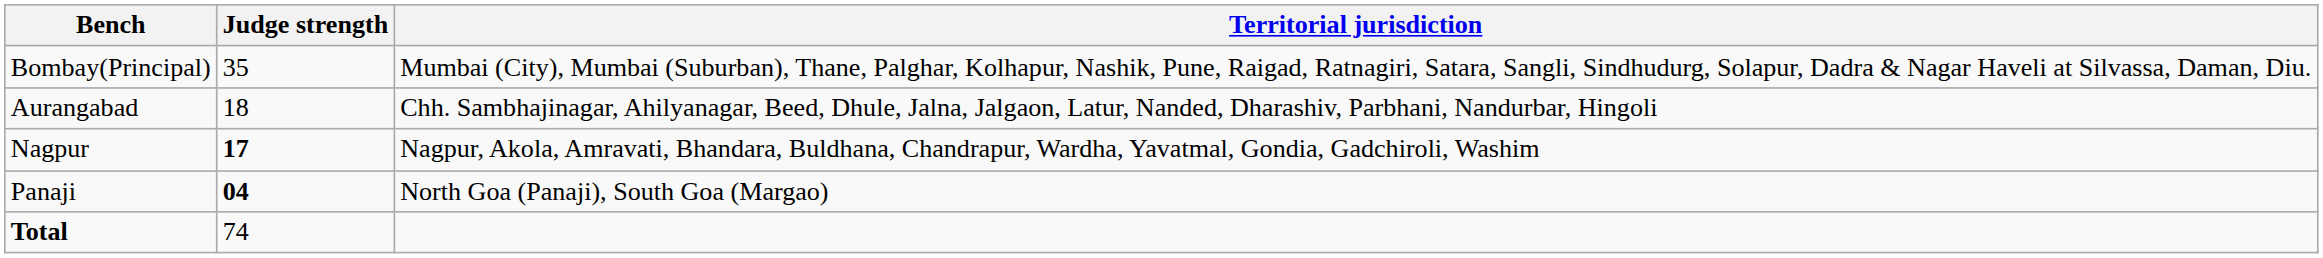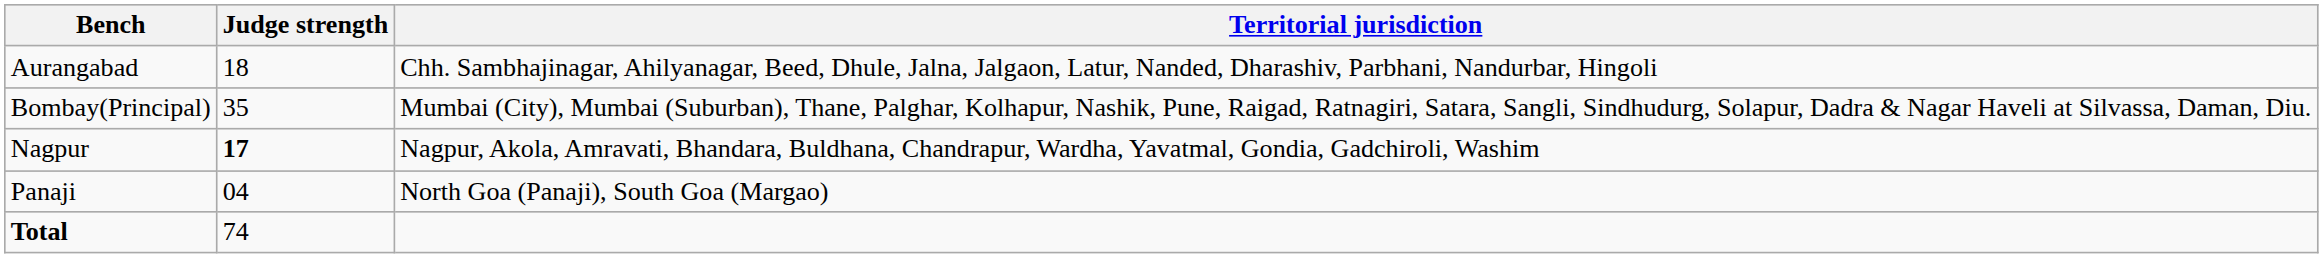rows swapped: (111, 66) <-> (75, 107)
(236, 190) bold -> (236, 190) normal
